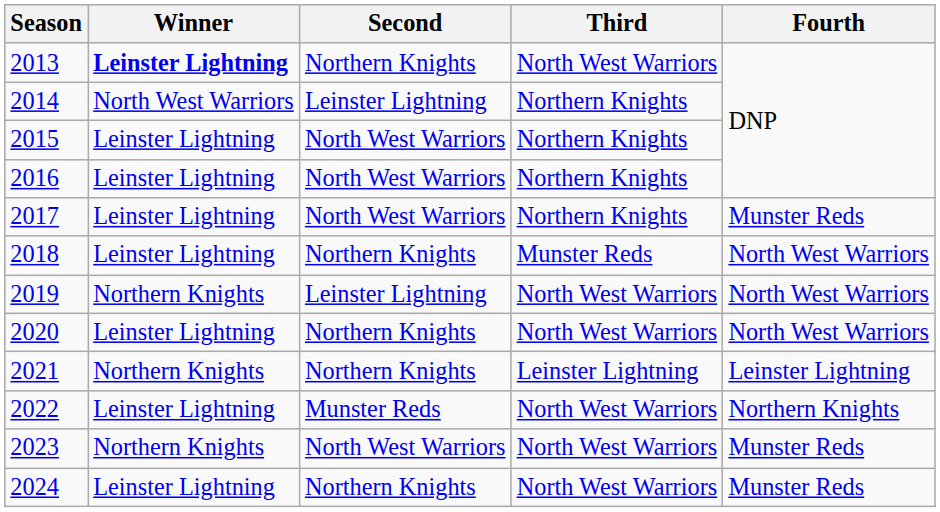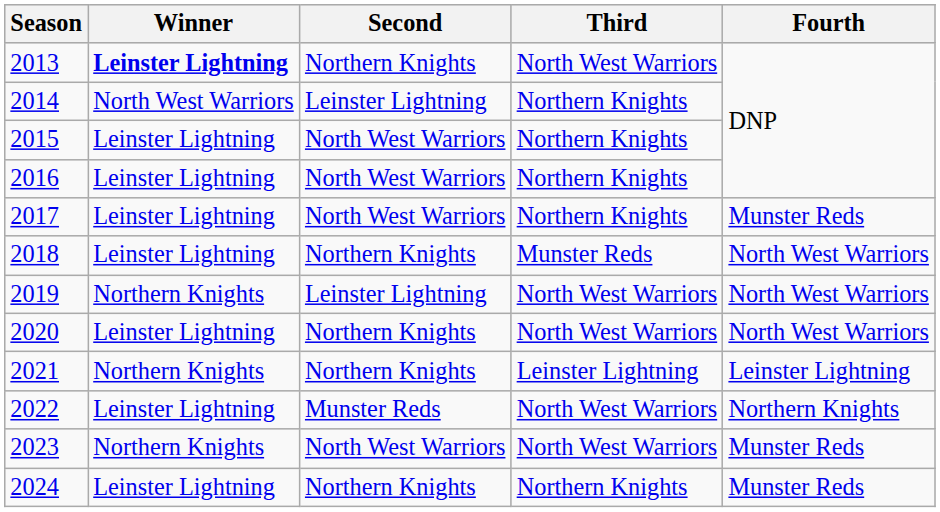(617, 486) North West Warriors -> (602, 486) Northern Knights
